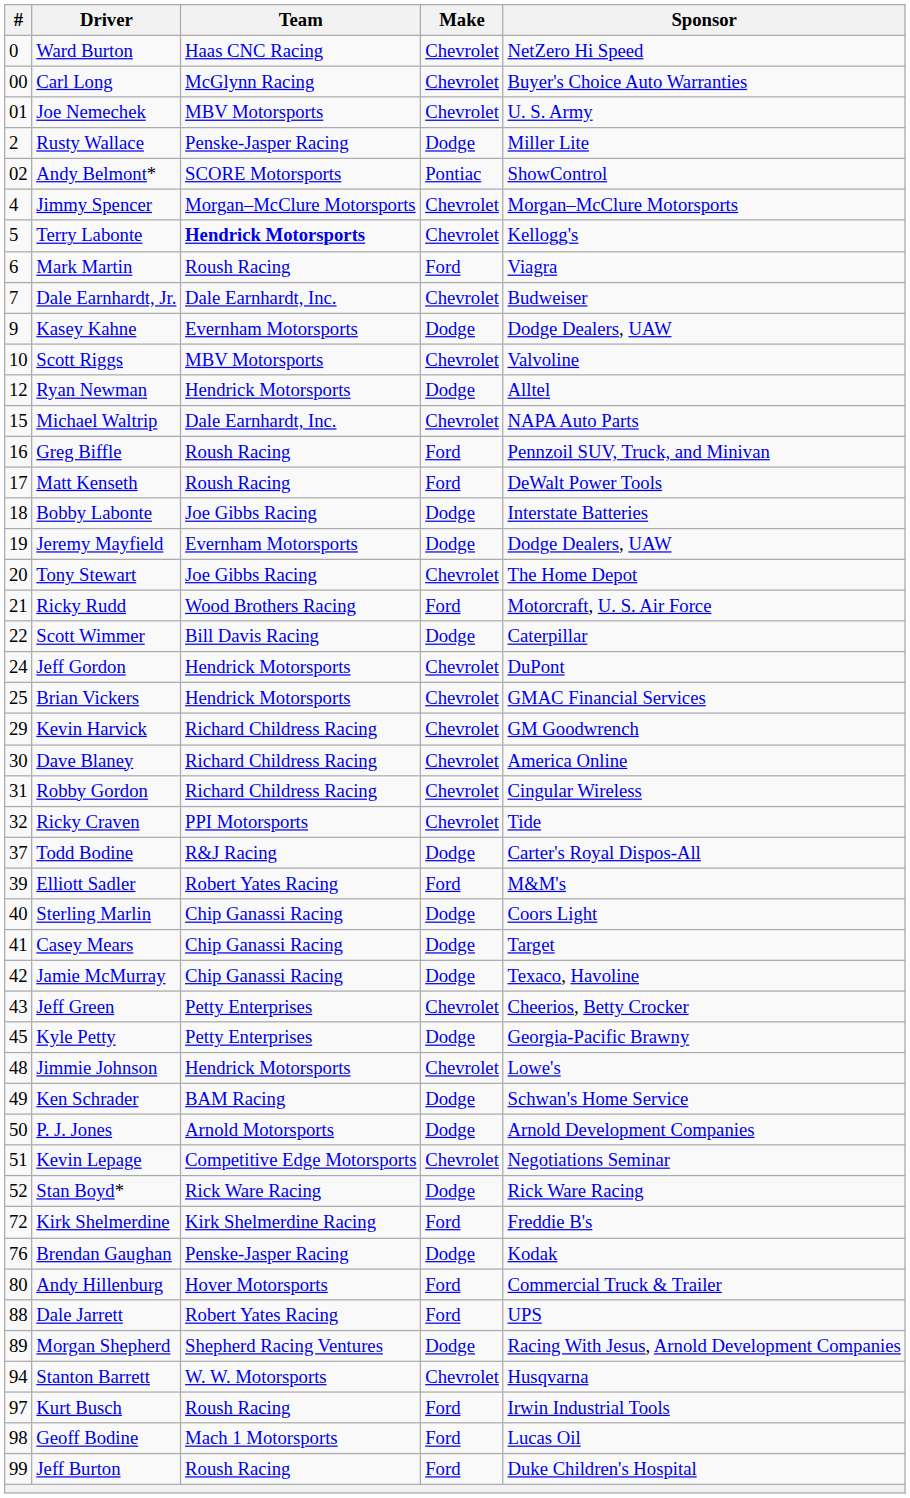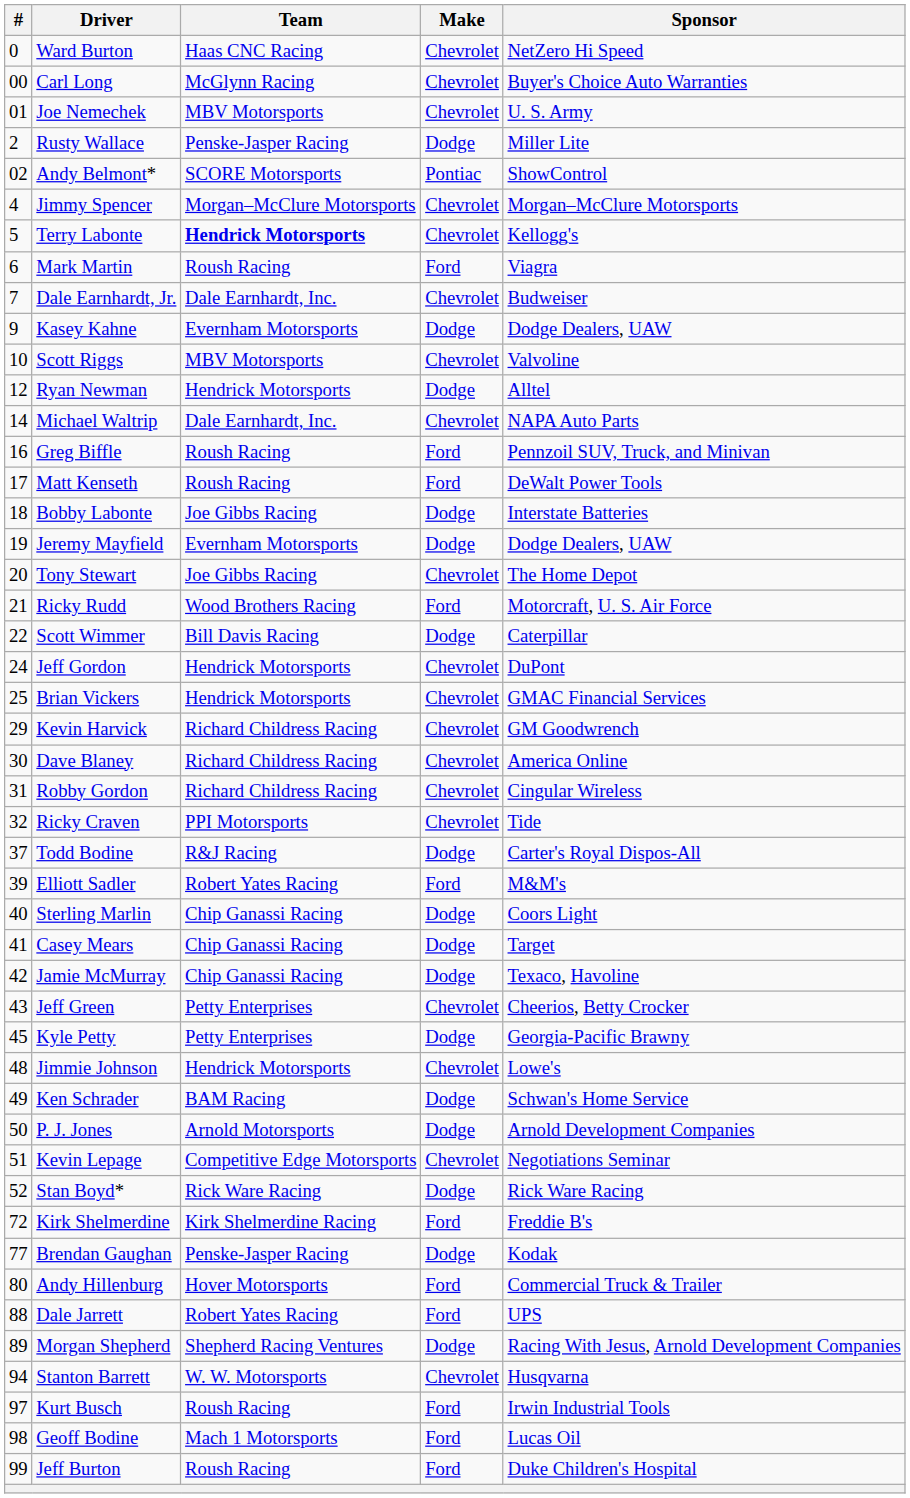(18, 420) 15 -> (18, 420) 14
(18, 1253) 76 -> (18, 1253) 77
